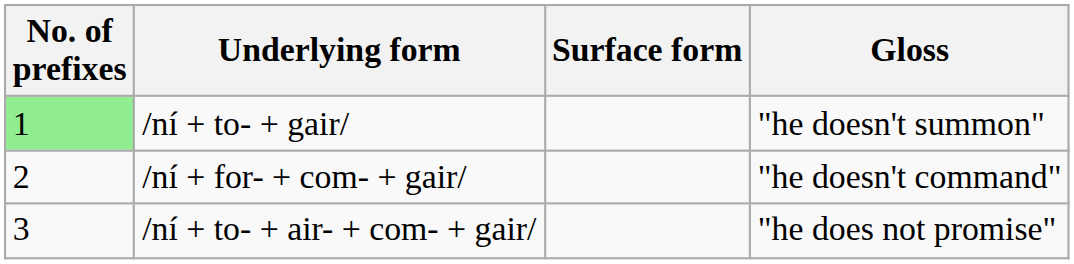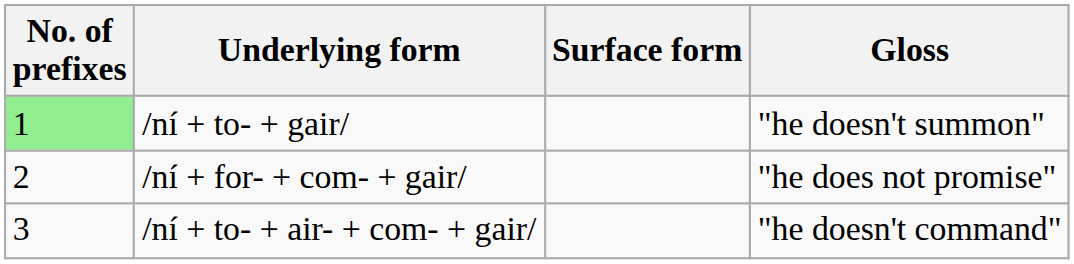(910, 176) "he doesn't command" -> (907, 176) "he does not promise"
(907, 229) "he does not promise" -> (910, 229) "he doesn't command"
